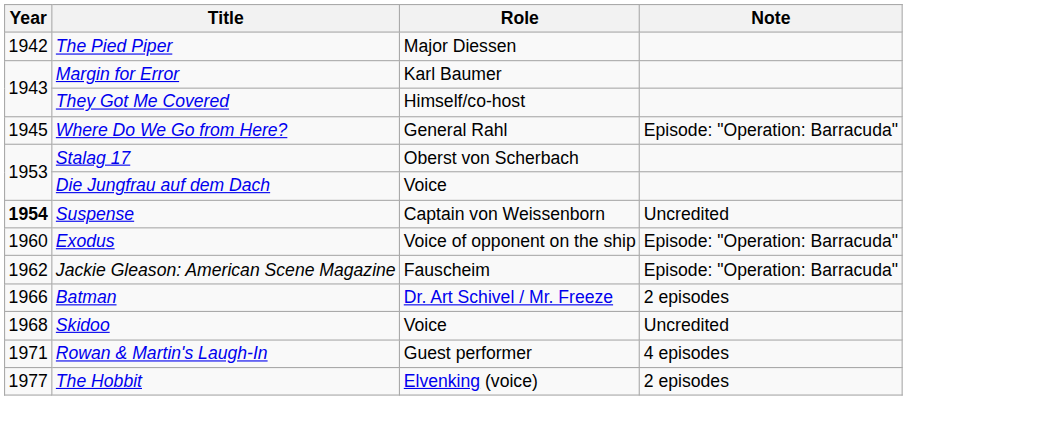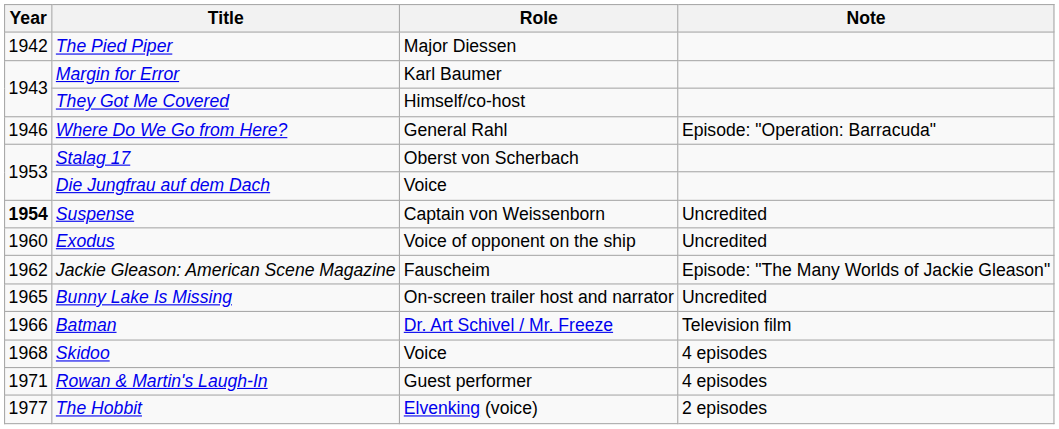(28, 130) 1945 -> (28, 130) 1946
(771, 241) Episode: "Operation: Barracuda" -> (724, 241) Uncredited
(771, 269) Episode: "Operation: Barracuda" -> (866, 269) Episode: "The Many Worlds of Jackie Gleason"
+ row: (144, 297)
(686, 297) 2 episodes -> (737, 325) Television film
(686, 325) Uncredited -> (724, 353) 4 episodes
